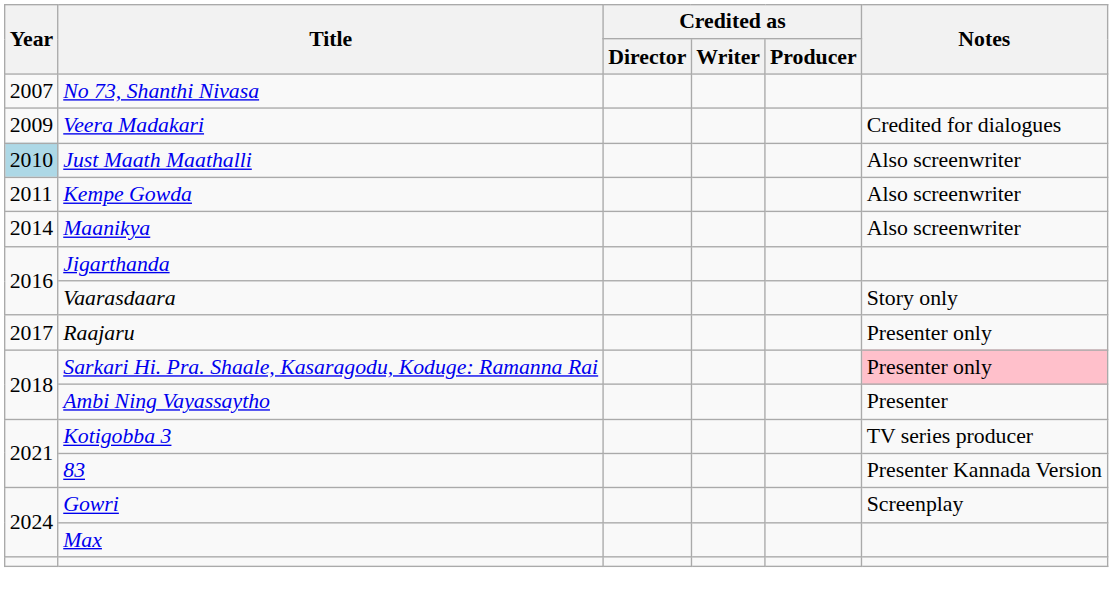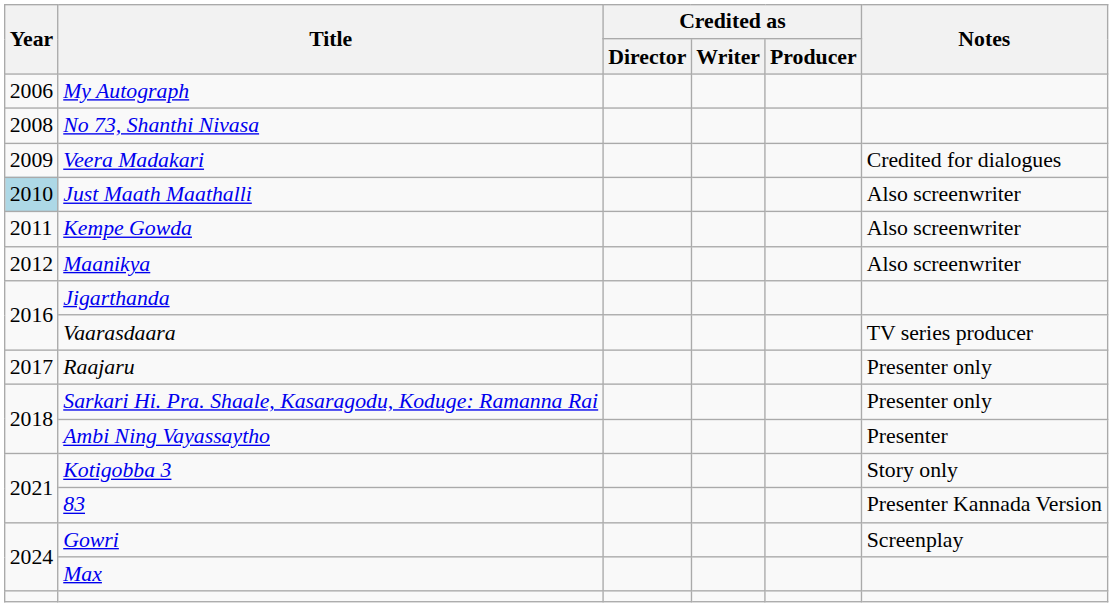+ row: (126, 90)
(31, 90) 2007 -> (31, 125) 2008
(31, 228) 2014 -> (31, 263) 2012
(912, 297) Story only -> (950, 332) TV series producer
(929, 366) pink background -> (929, 401) no background
(950, 435) TV series producer -> (912, 470) Story only
